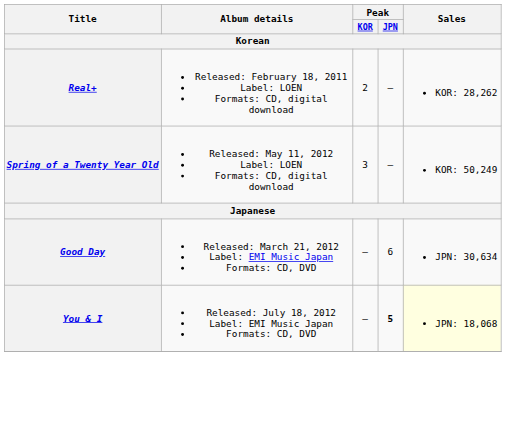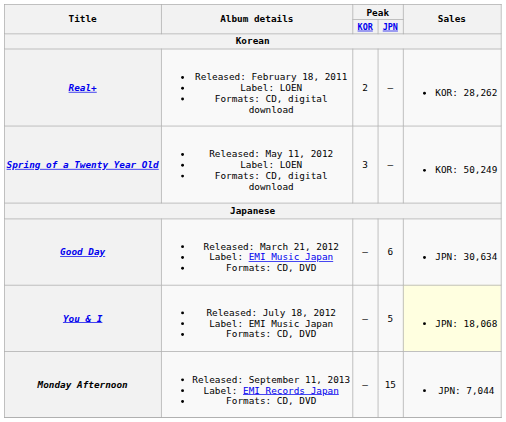(390, 318) bold -> (390, 318) normal
+ row: (83, 385)
